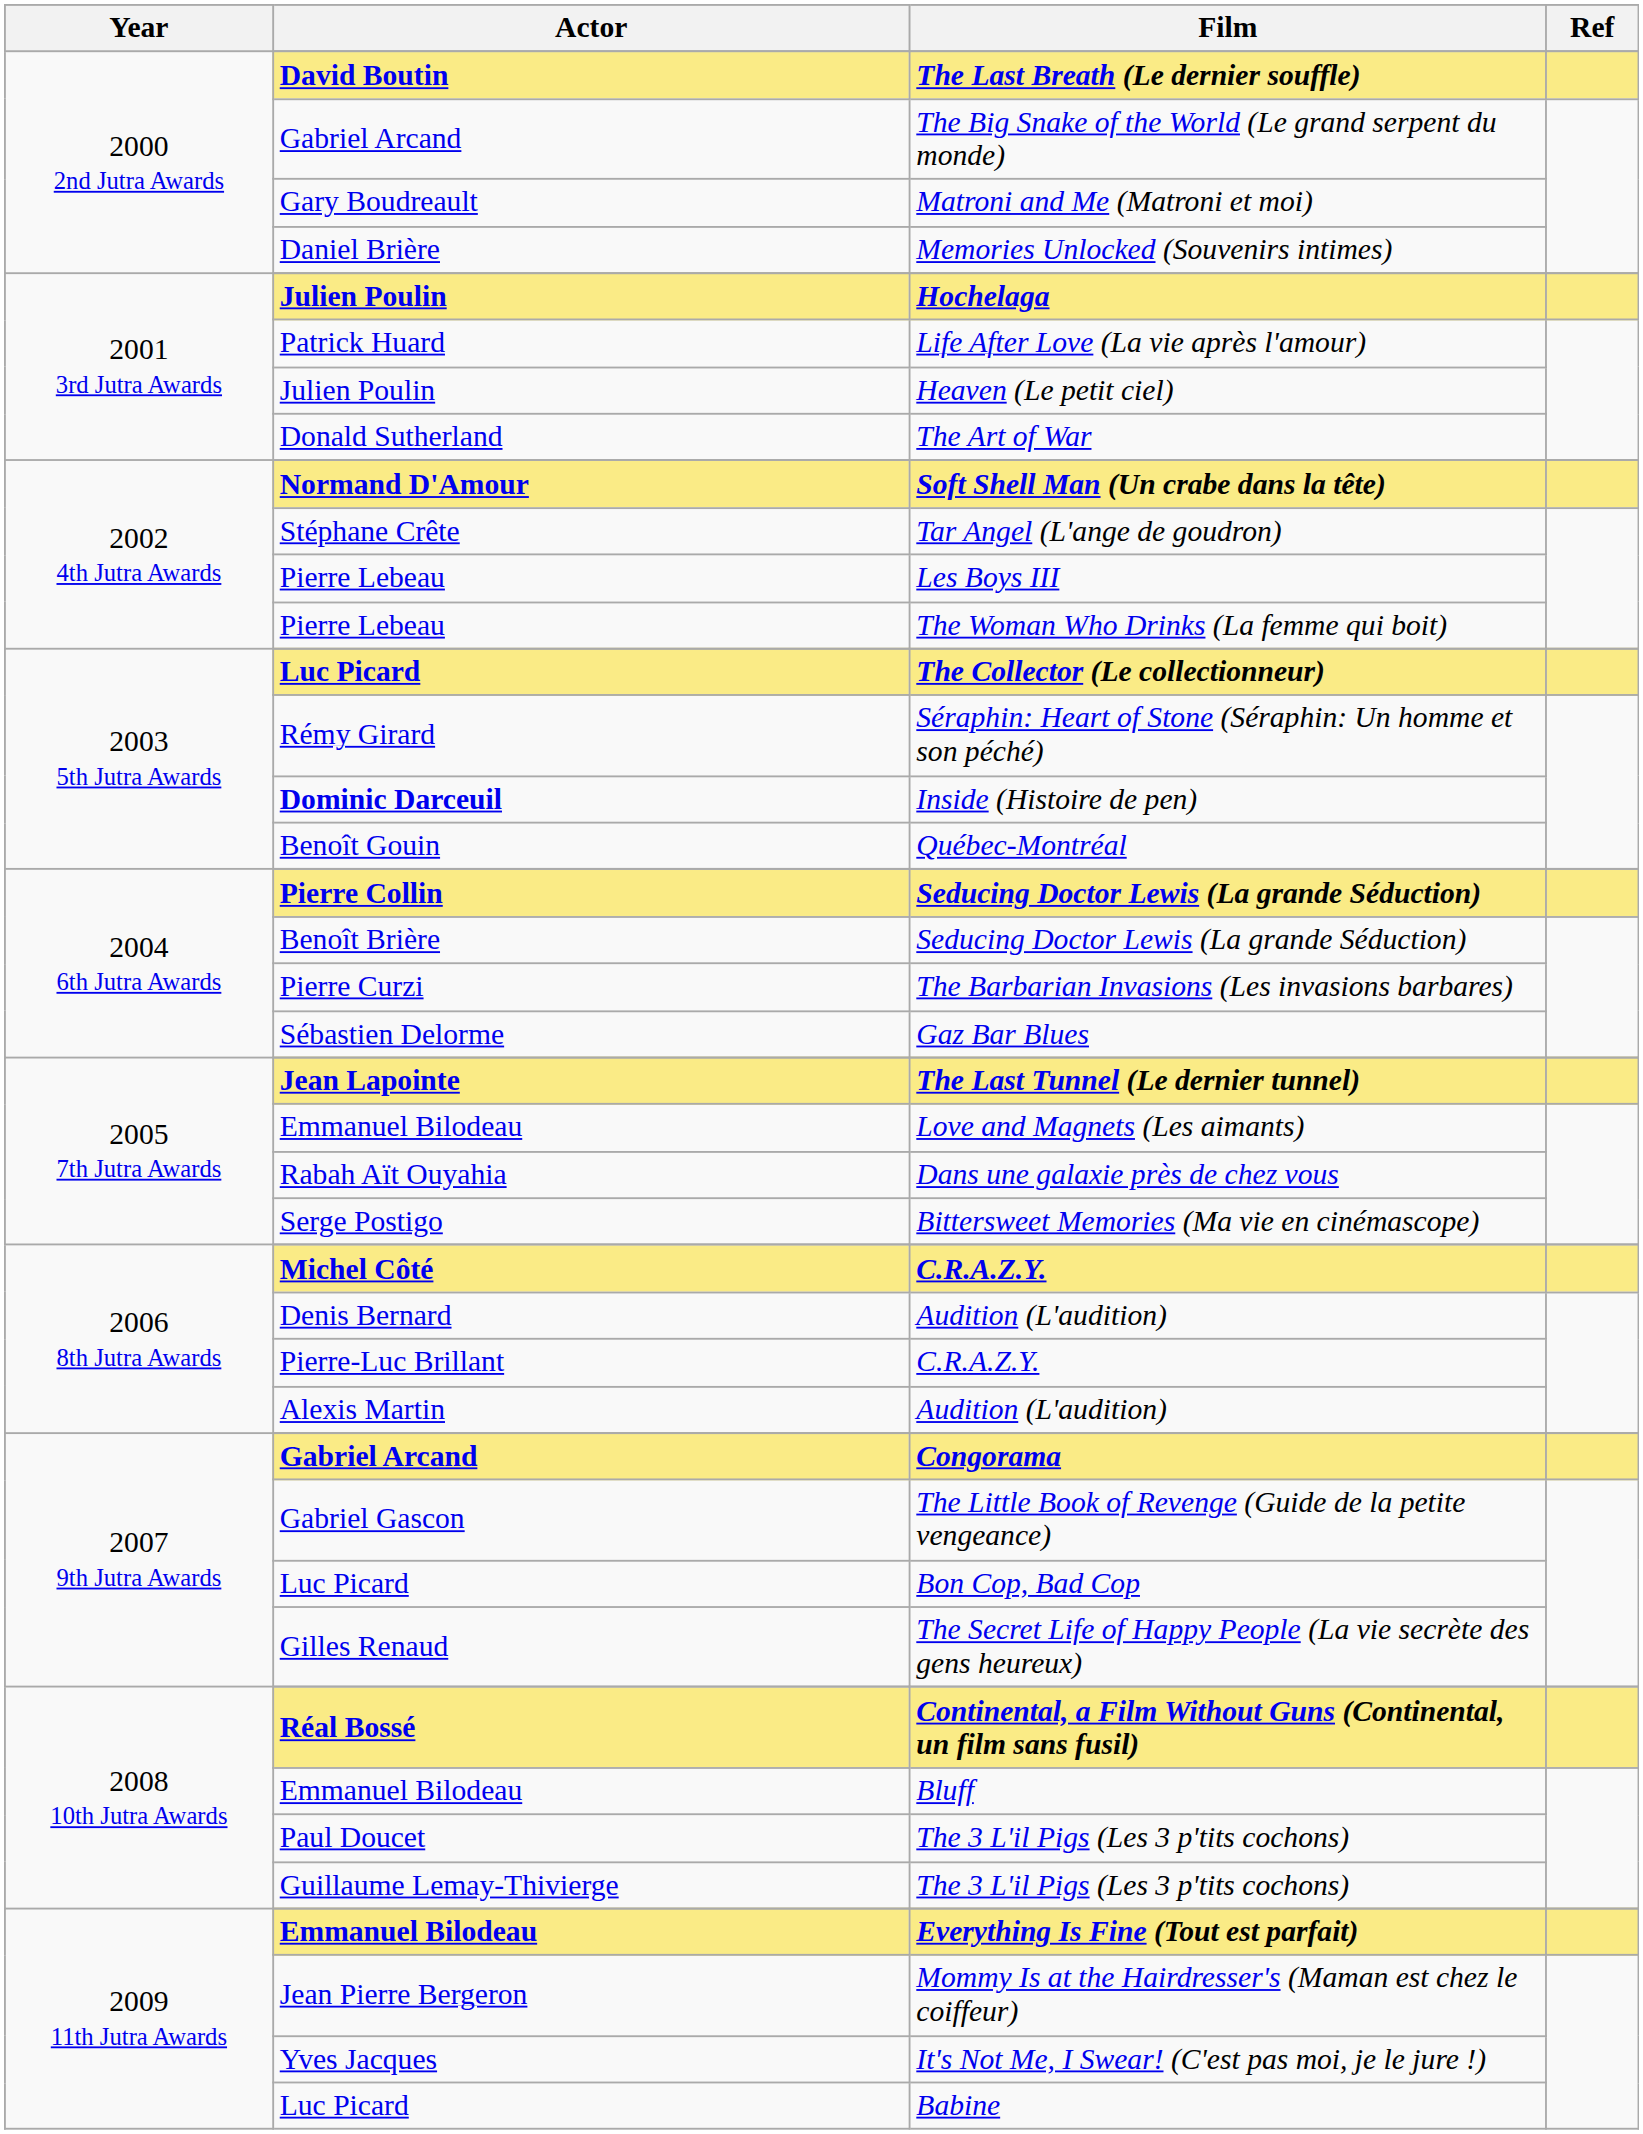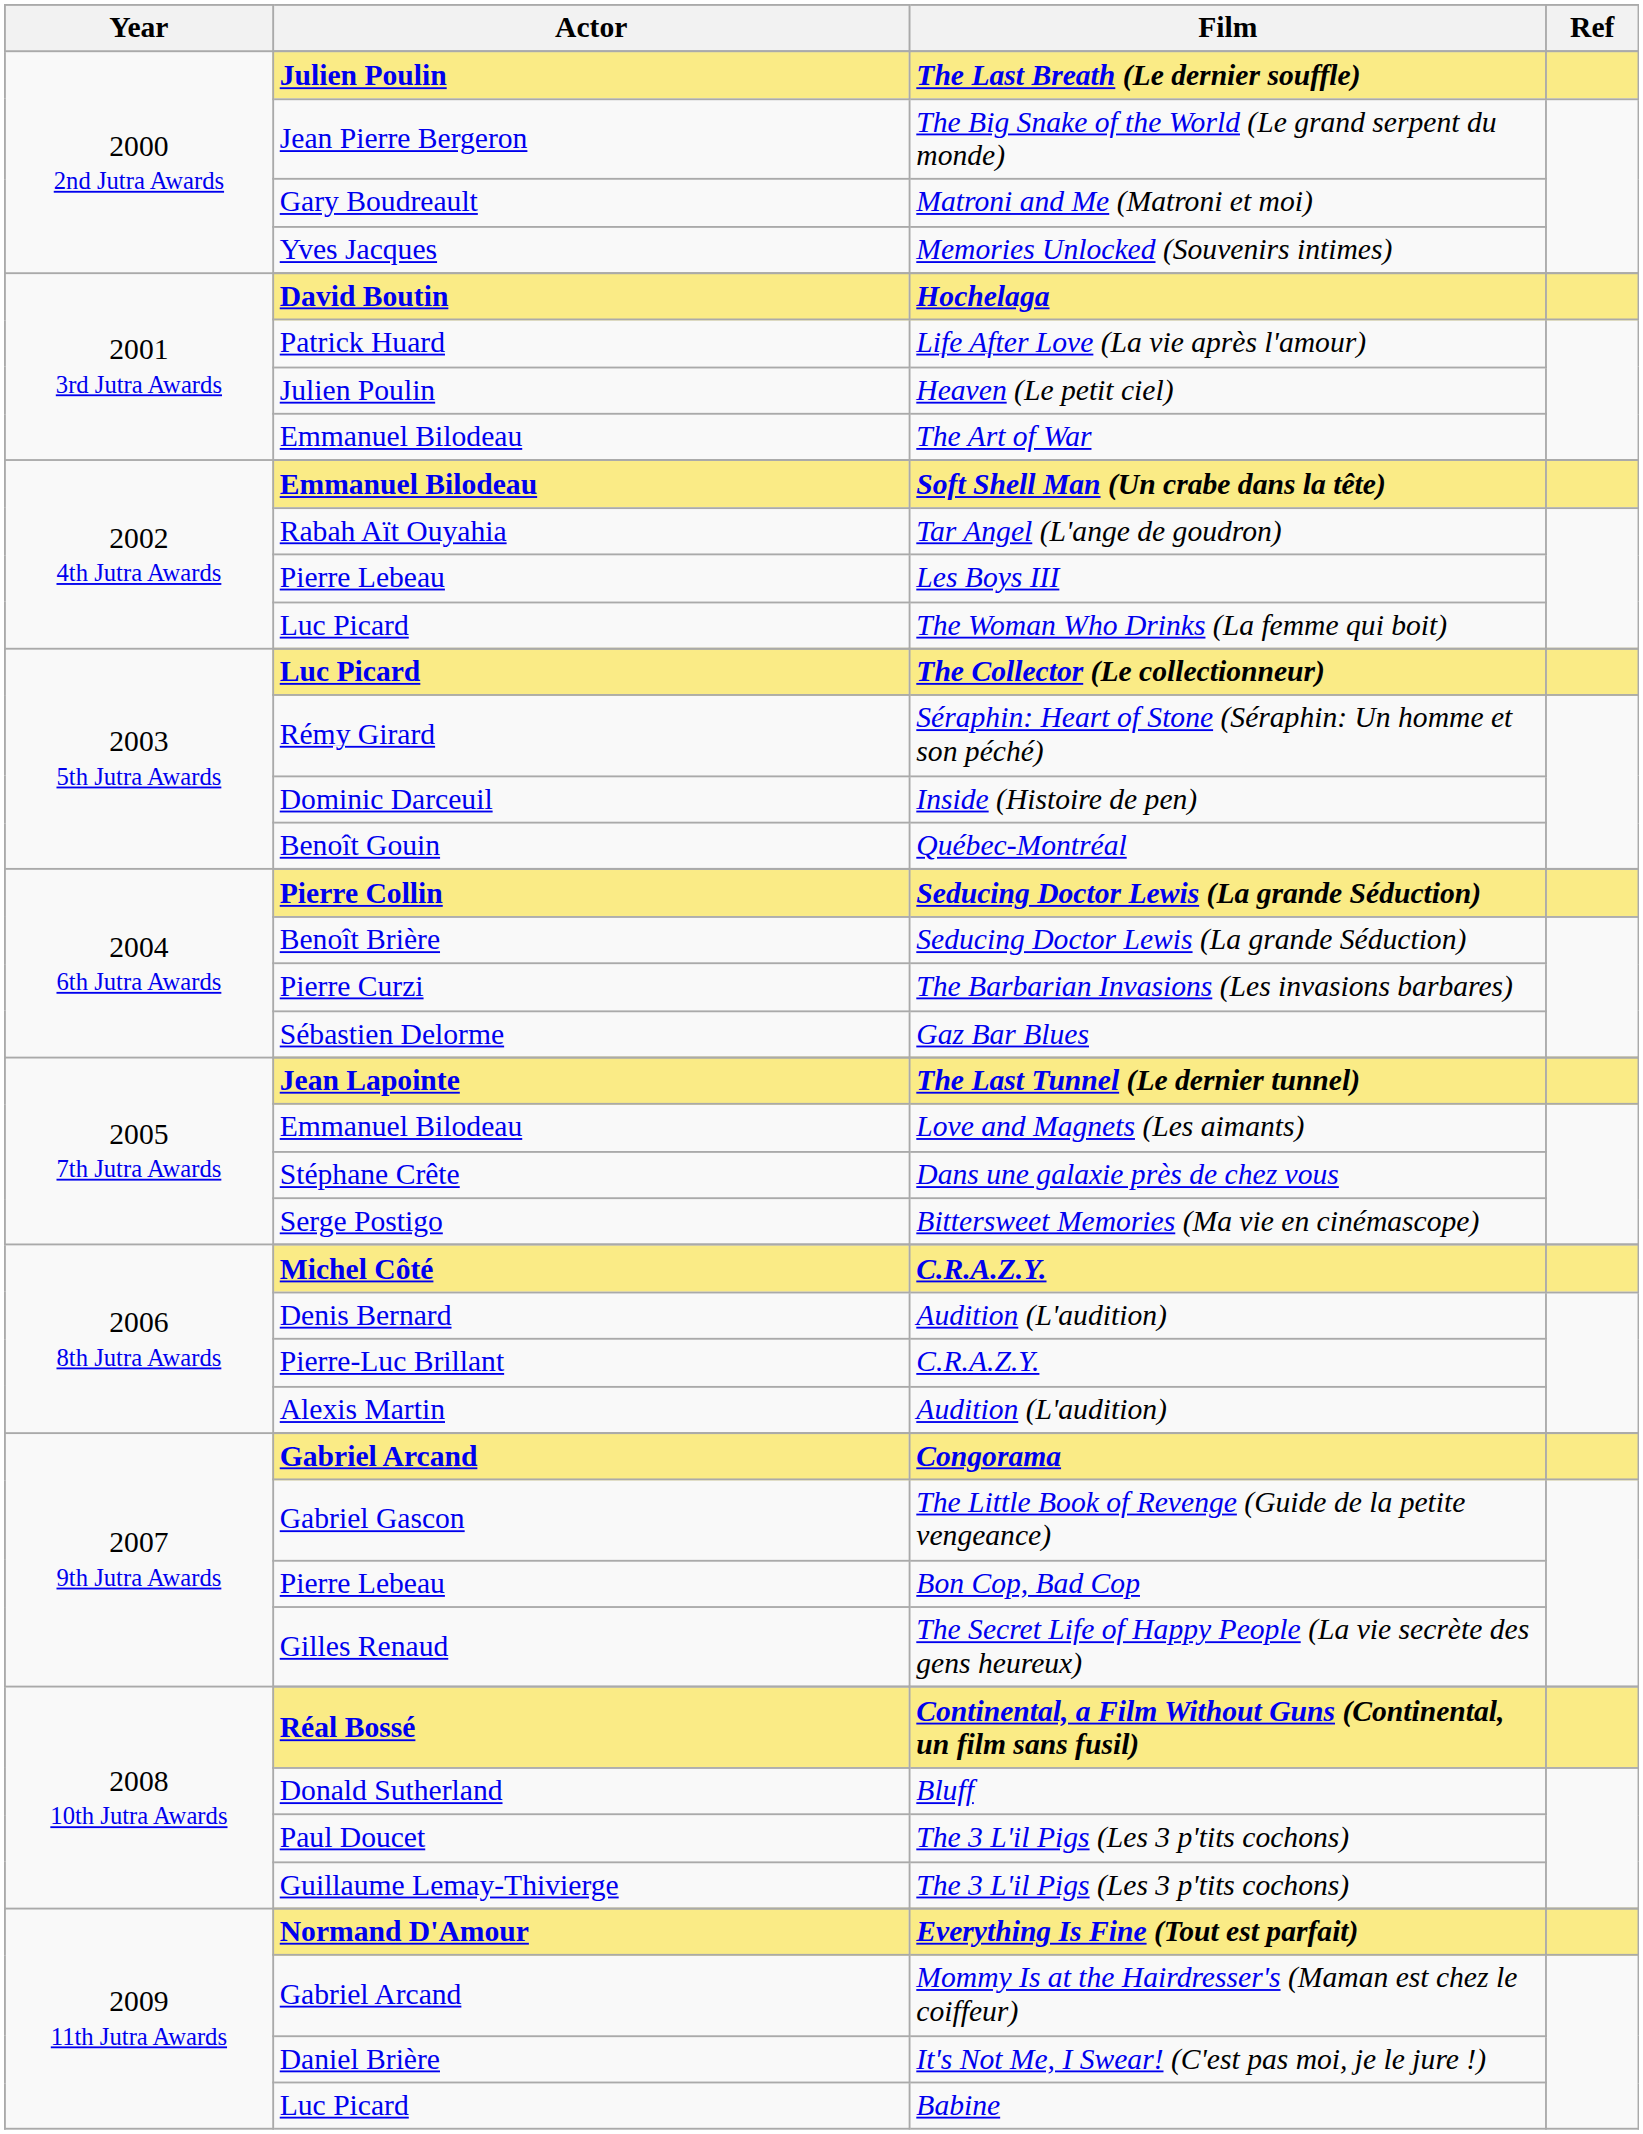(364, 74) David Boutin -> (363, 74) Julien Poulin
(371, 138) Gabriel Arcand -> (404, 138) Jean Pierre Bergeron
(360, 249) Daniel Brière -> (358, 249) Yves Jacques
(363, 295) Julien Poulin -> (364, 295) David Boutin
(391, 436) Donald Sutherland -> (401, 436) Emmanuel Bilodeau
(404, 483) Normand D'Amour -> (408, 483) Emmanuel Bilodeau
(370, 530) Stéphane Crête -> (393, 530) Rabah Aït Ouyahia
(362, 624) Pierre Lebeau -> (344, 624) Luc Picard
(391, 798) bold -> (386, 798) normal
(393, 1174) Rabah Aït Ouyahia -> (370, 1174) Stéphane Crête
(344, 1583) Luc Picard -> (362, 1583) Pierre Lebeau
(401, 1790) Emmanuel Bilodeau -> (391, 1790) Donald Sutherland
(408, 1931) Emmanuel Bilodeau -> (404, 1931) Normand D'Amour
(404, 1994) Jean Pierre Bergeron -> (371, 1994) Gabriel Arcand
(358, 2058) Yves Jacques -> (360, 2058) Daniel Brière
